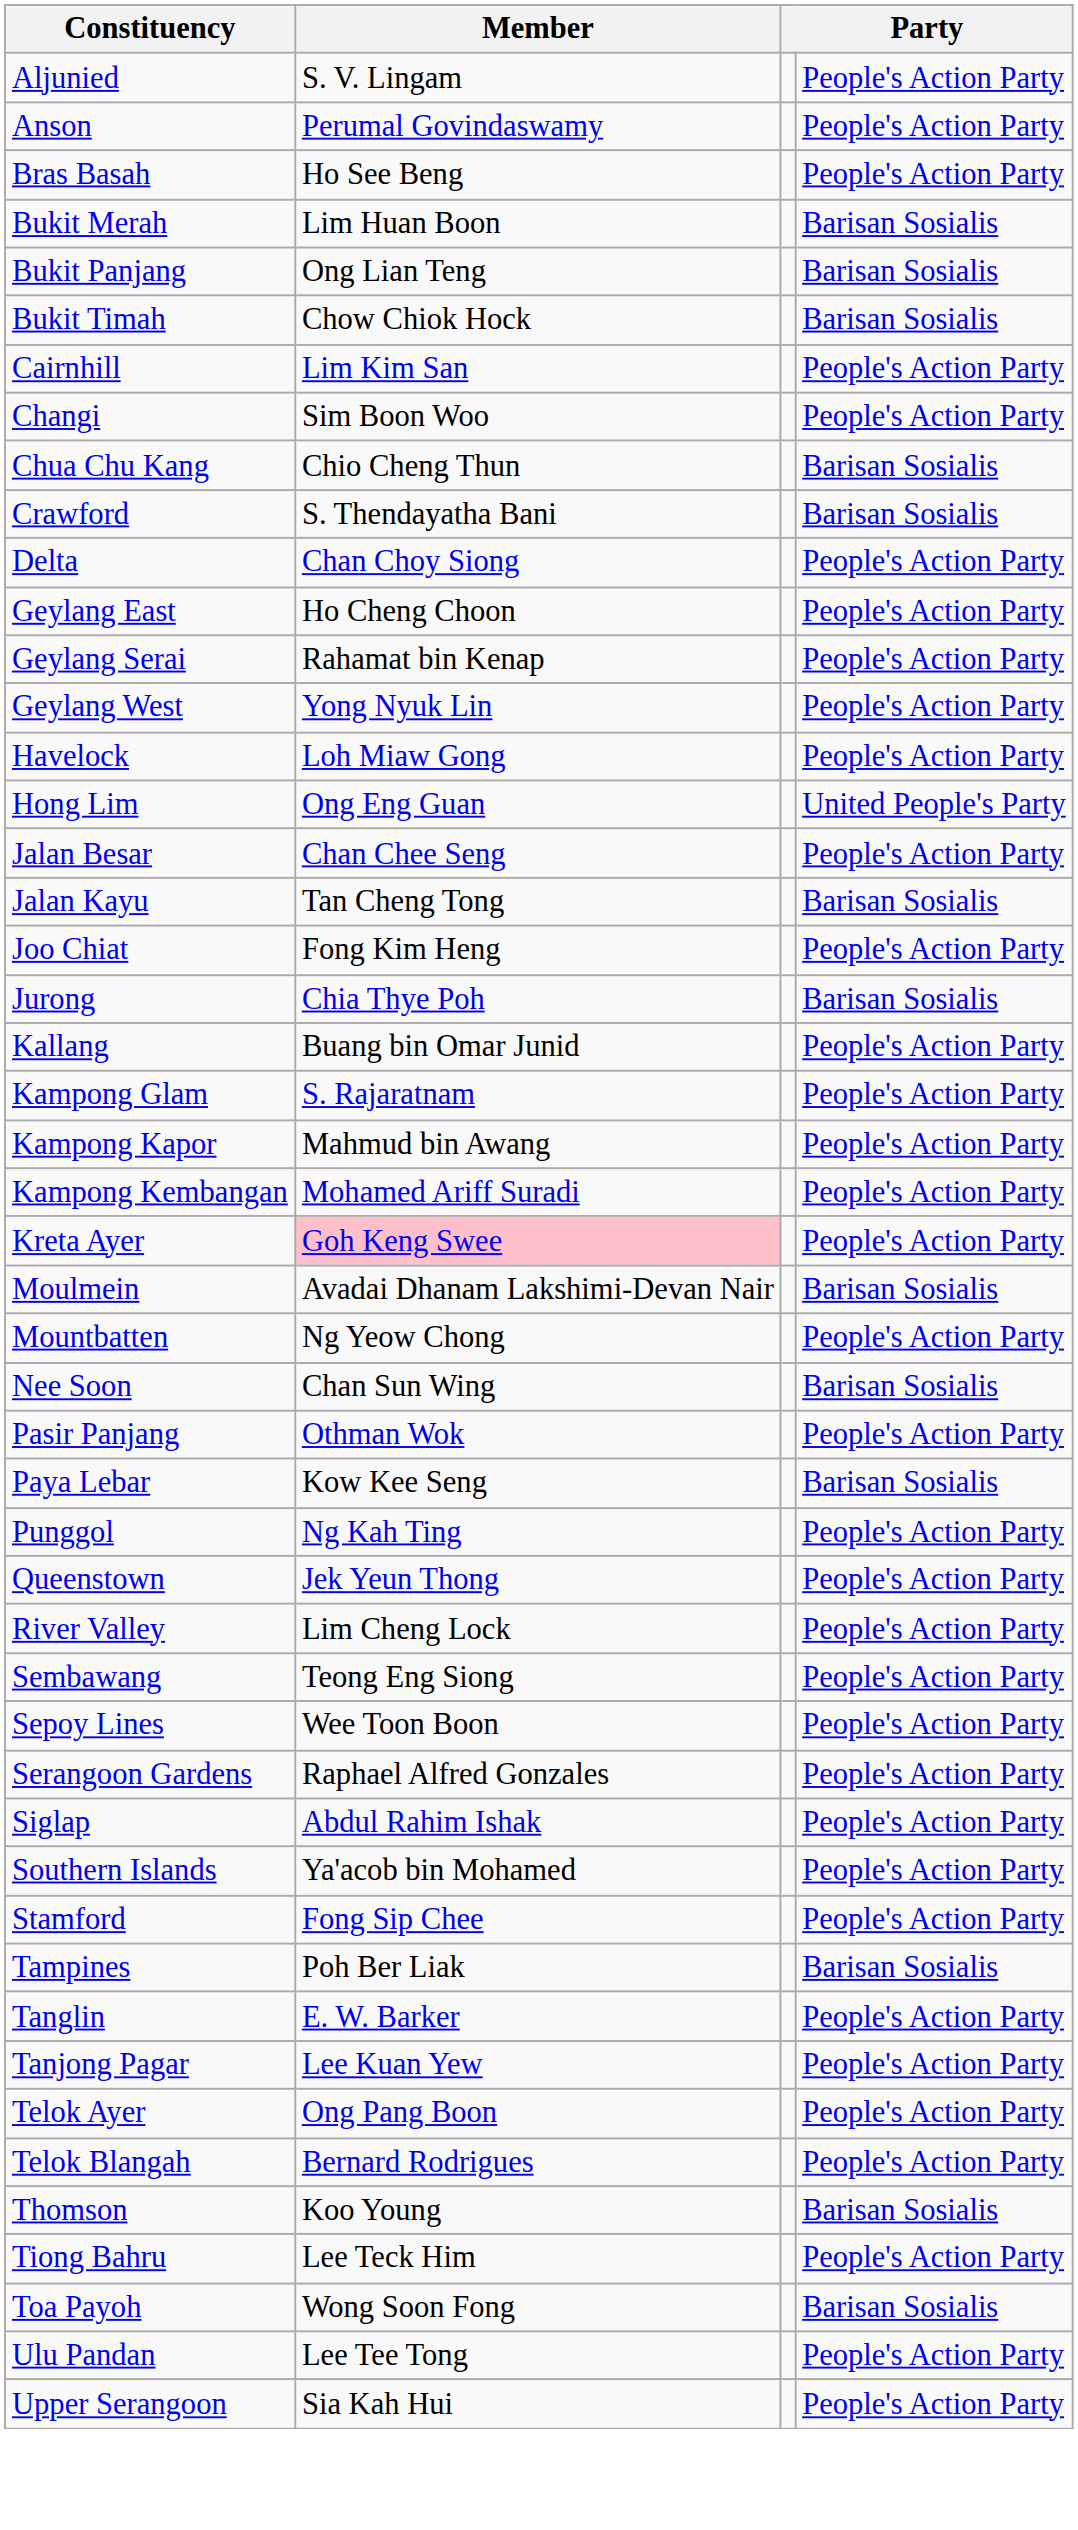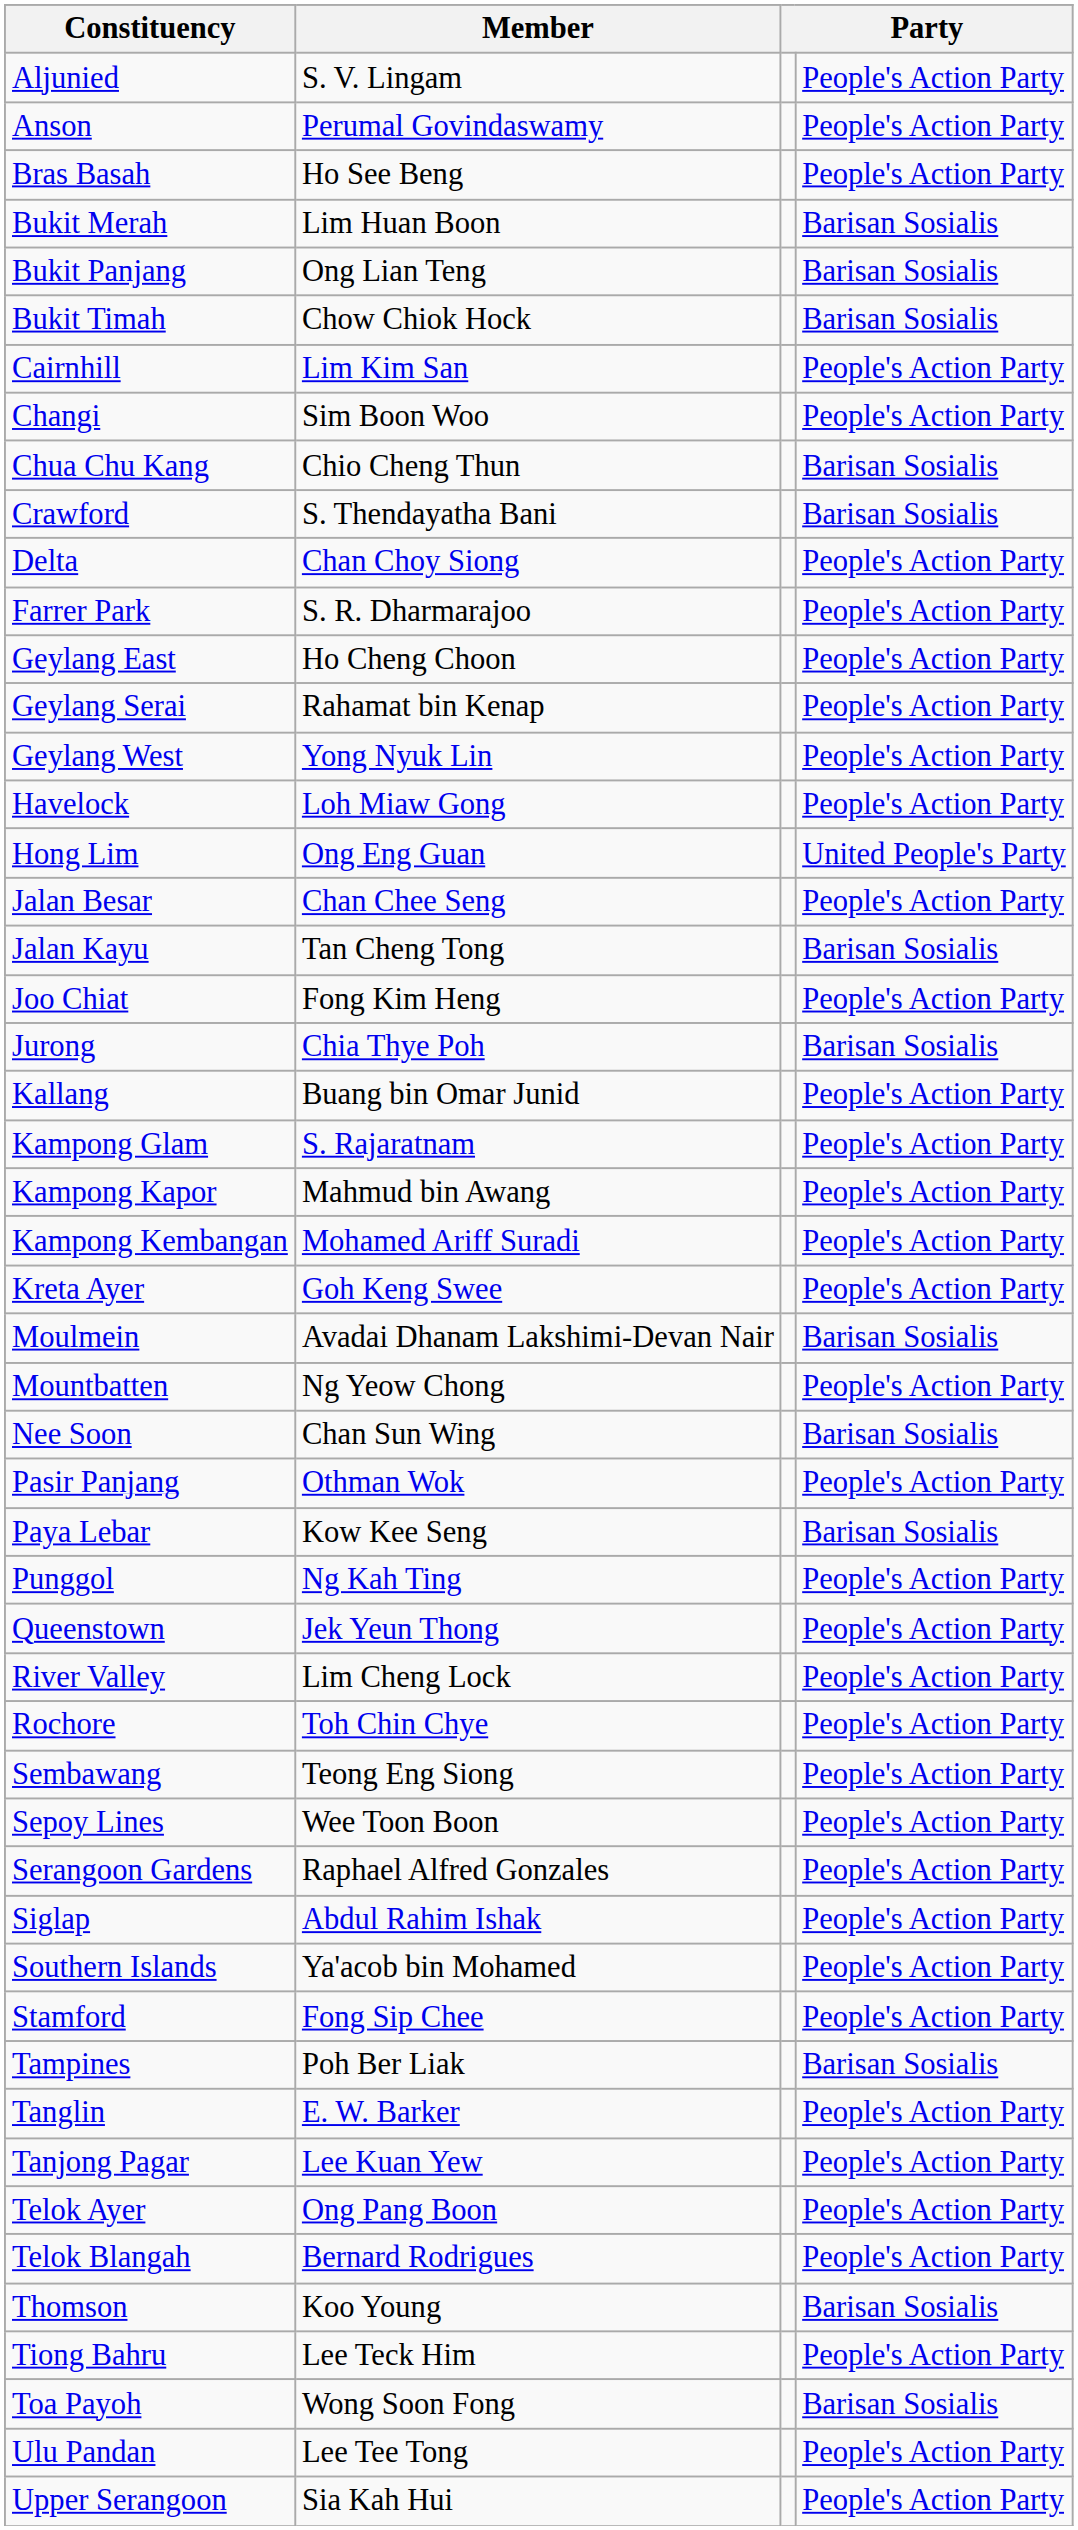+ row: (81, 610)
(402, 1240) pink background -> (402, 1288) no background
+ row: (64, 1725)
